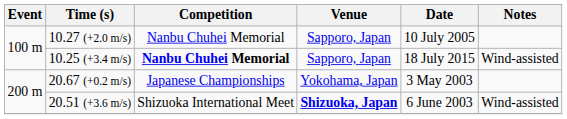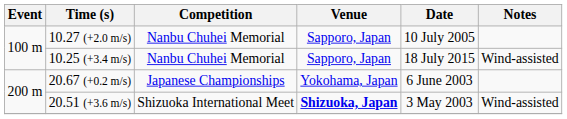(216, 59) bold -> (216, 59) normal
(439, 80) 3 May 2003 -> (439, 80) 6 June 2003
(439, 102) 6 June 2003 -> (439, 102) 3 May 2003
